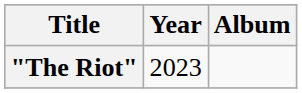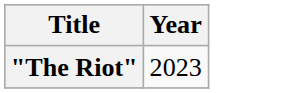- column: (252, 25)
